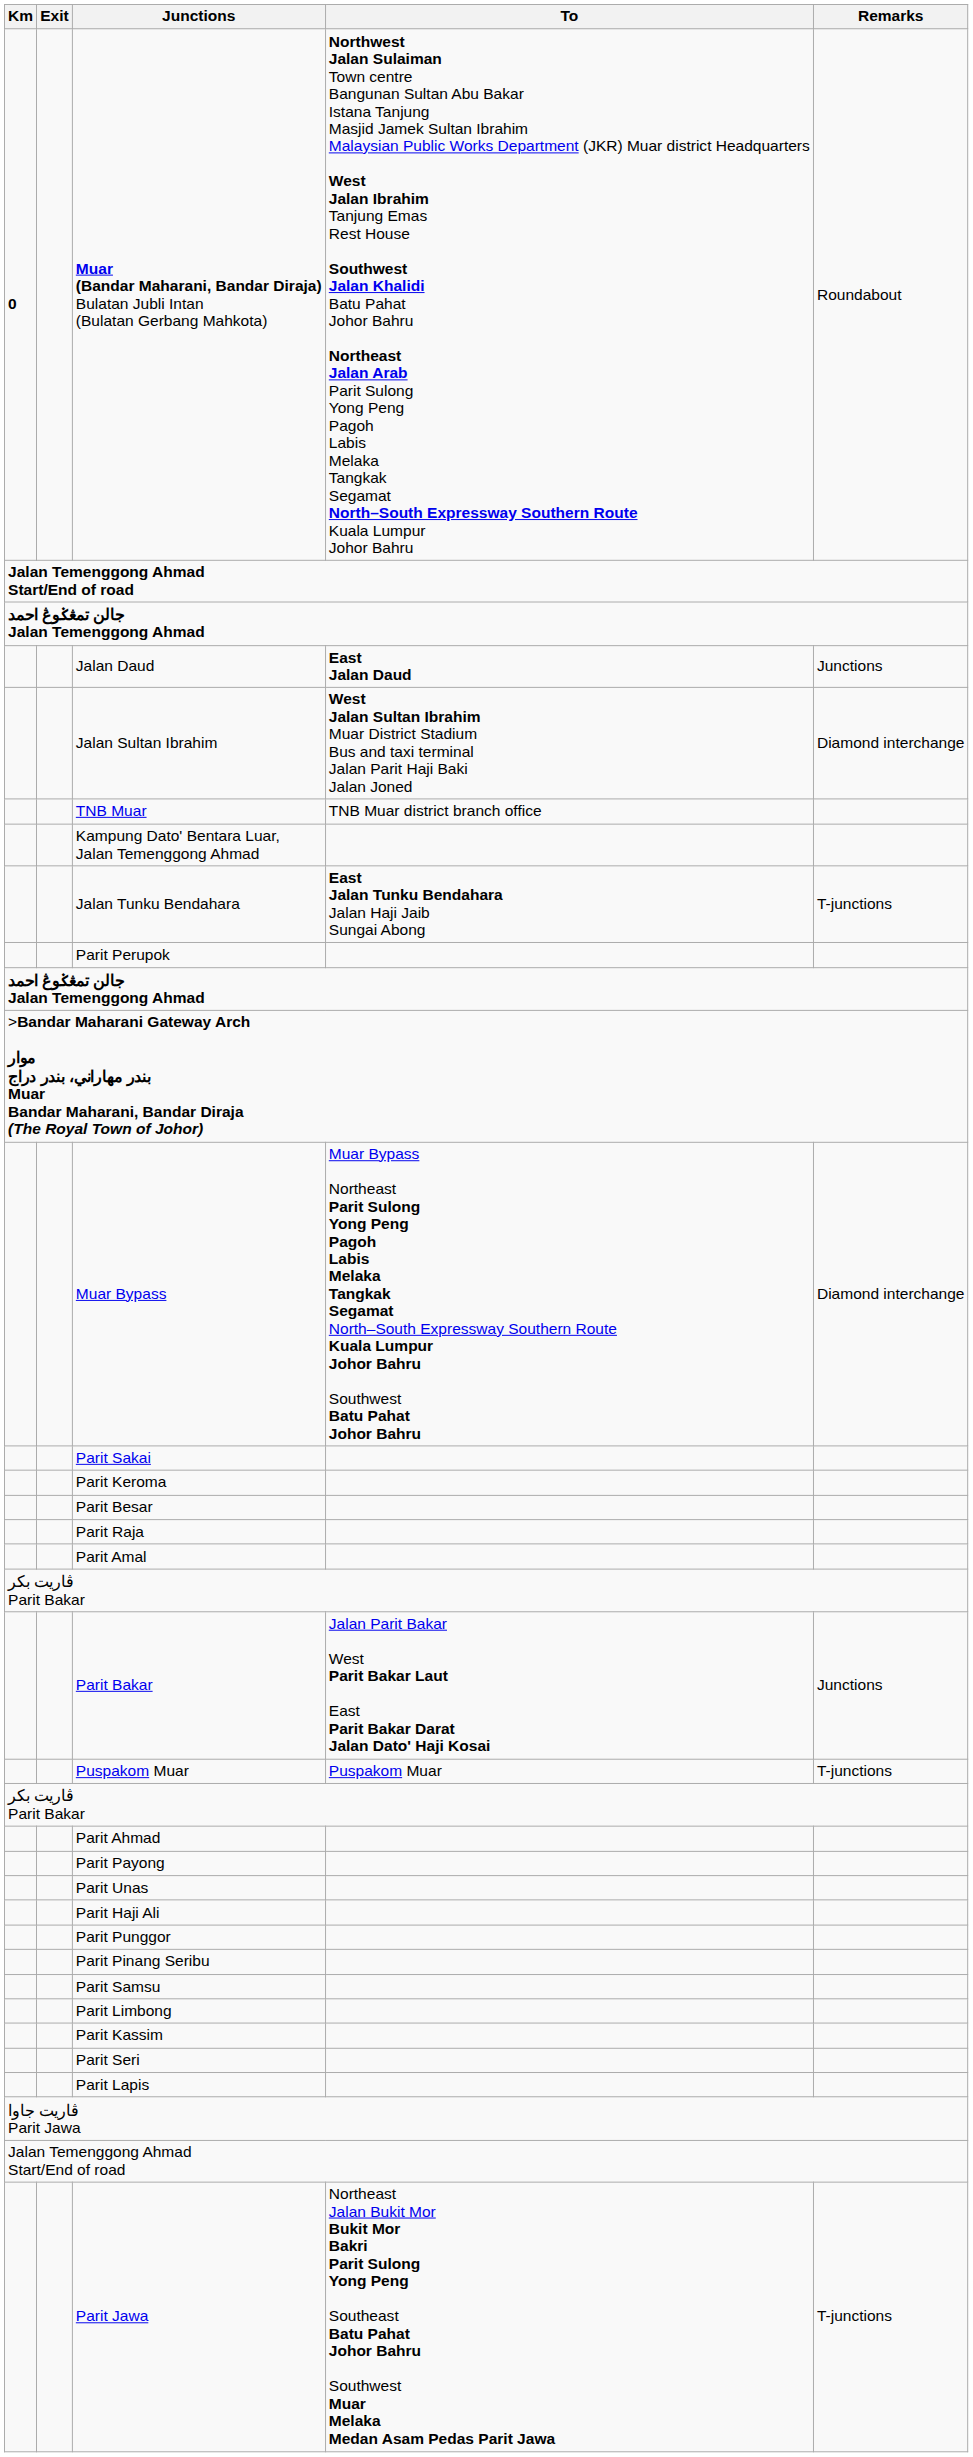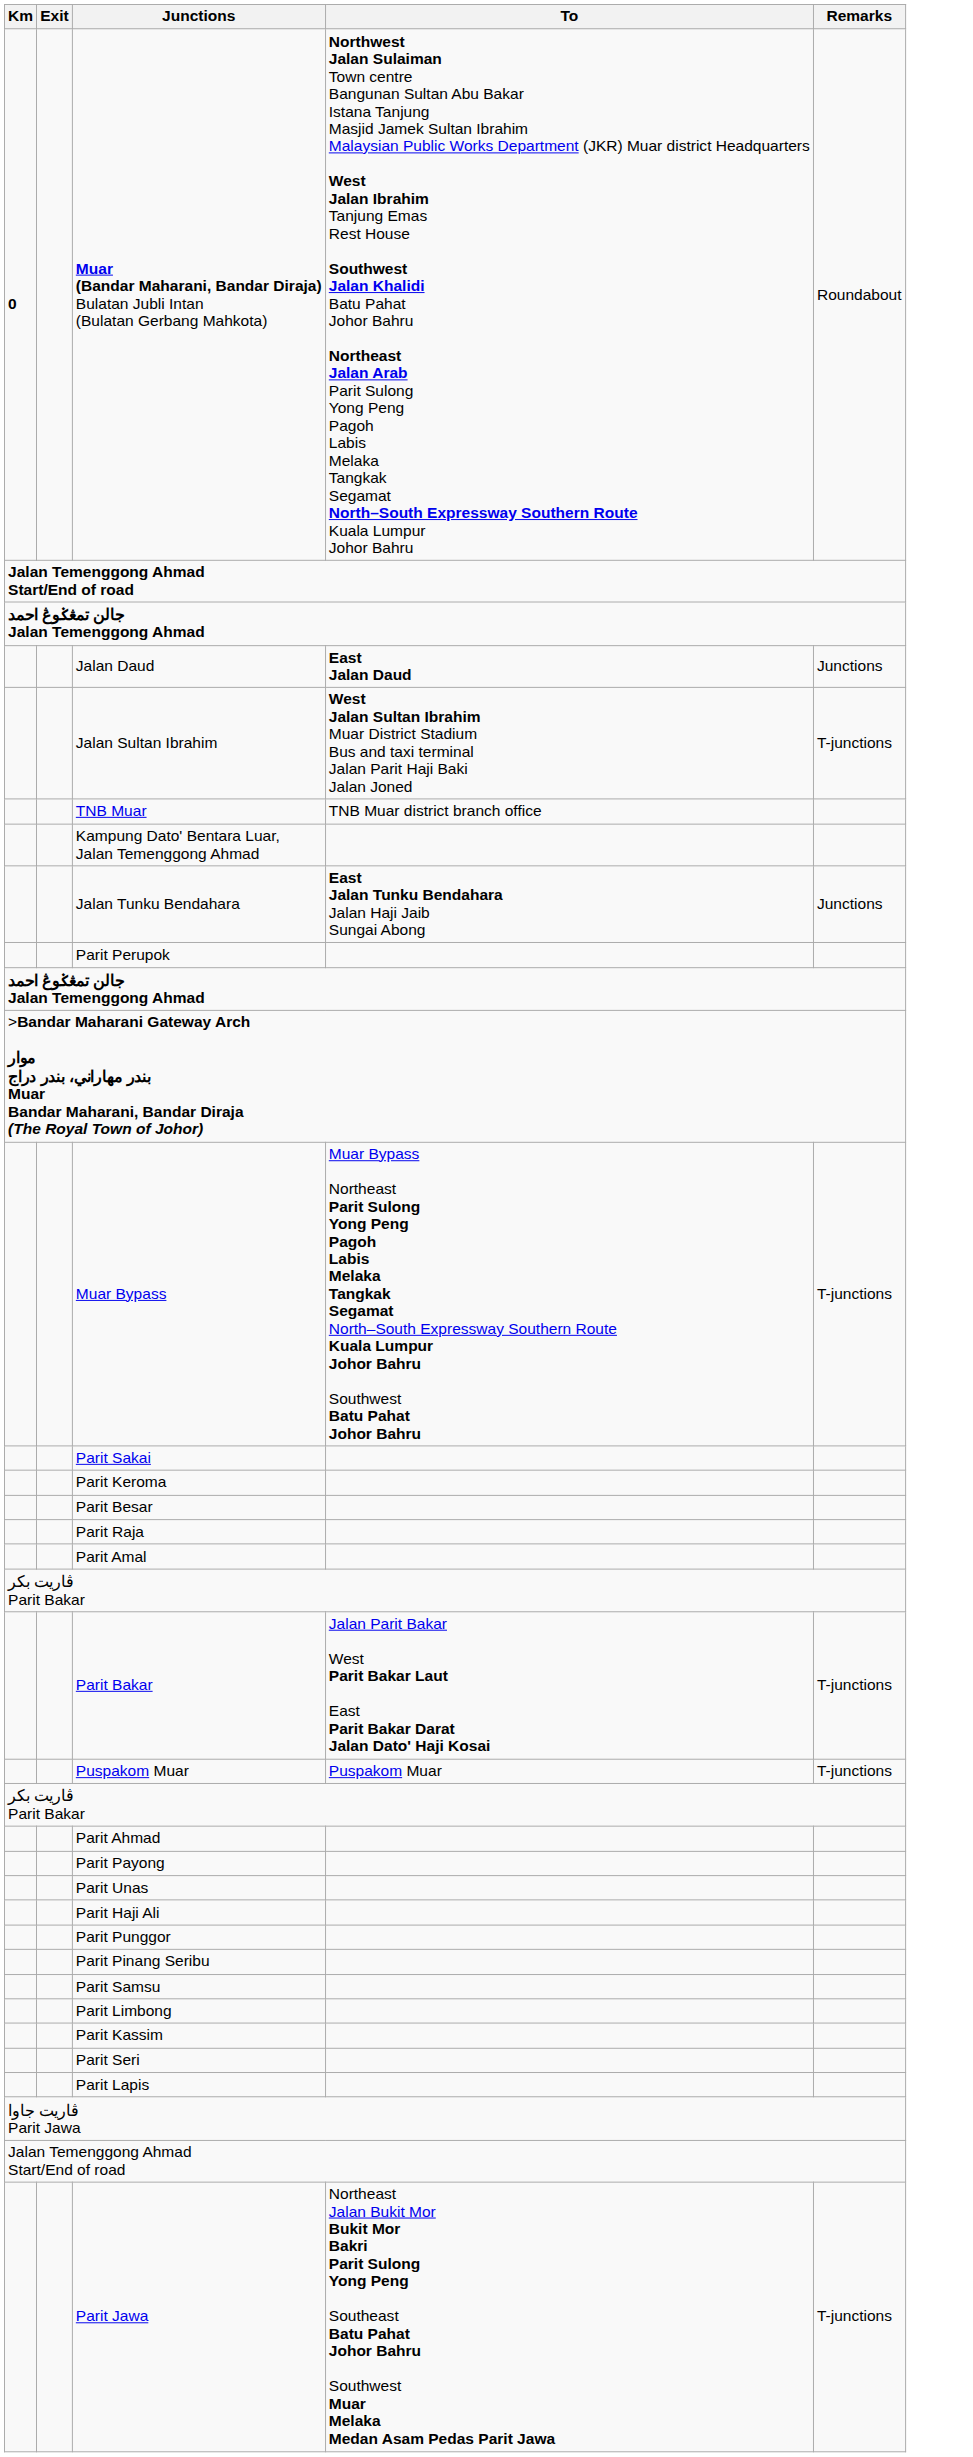(891, 743) Diamond interchange -> (854, 743) T-junctions
(854, 904) T-junctions -> (850, 904) Junctions
(891, 1293) Diamond interchange -> (854, 1293) T-junctions
(850, 1685) Junctions -> (854, 1685) T-junctions
